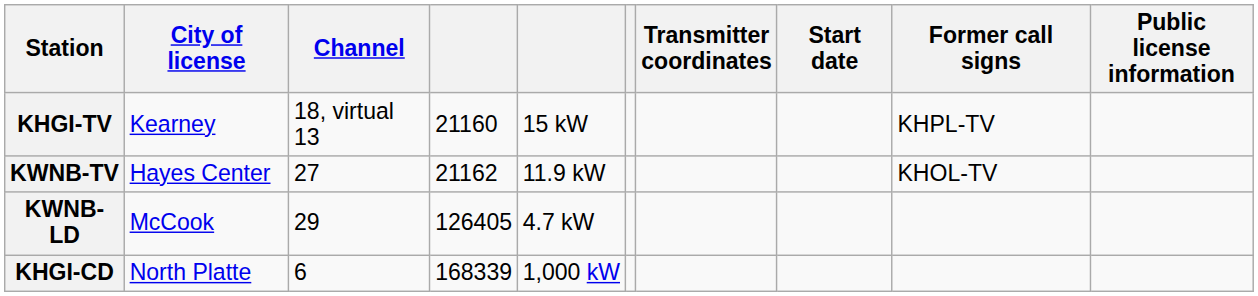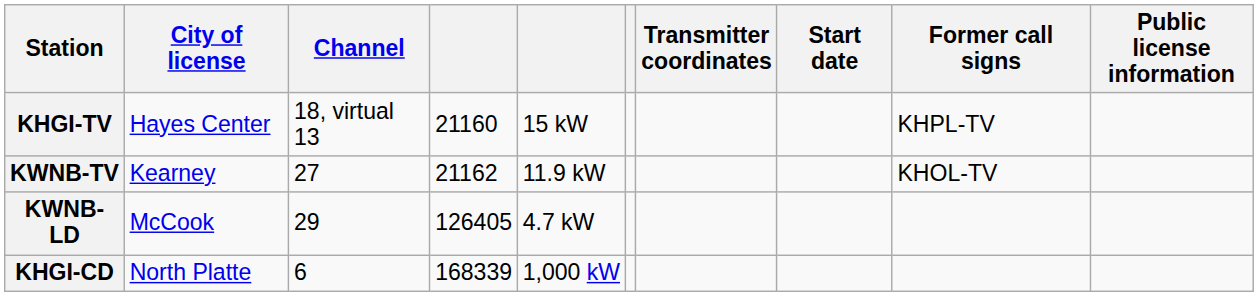(173, 124) Kearney -> (200, 124) Hayes Center
(200, 173) Hayes Center -> (173, 173) Kearney
